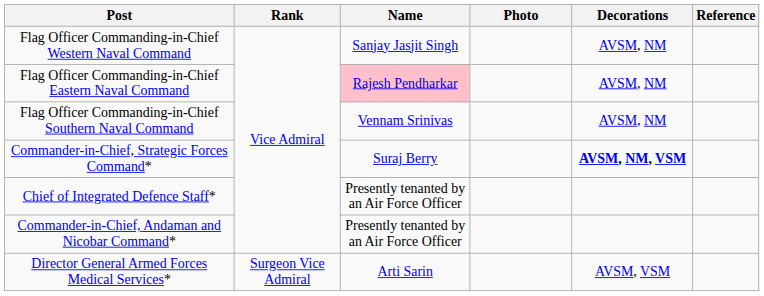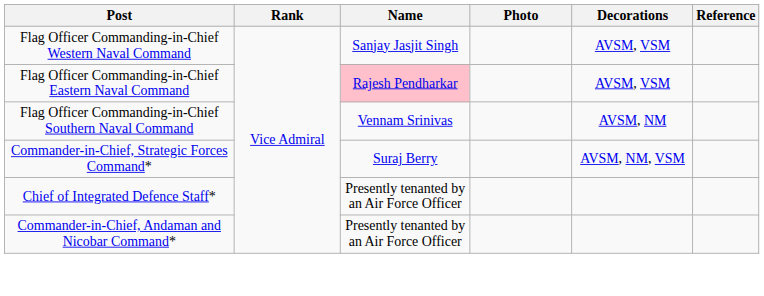(633, 45) AVSM, NM -> (633, 45) AVSM, VSM
(633, 83) AVSM, NM -> (633, 83) AVSM, VSM
(633, 158) bold -> (633, 158) normal
- row: (119, 271)
